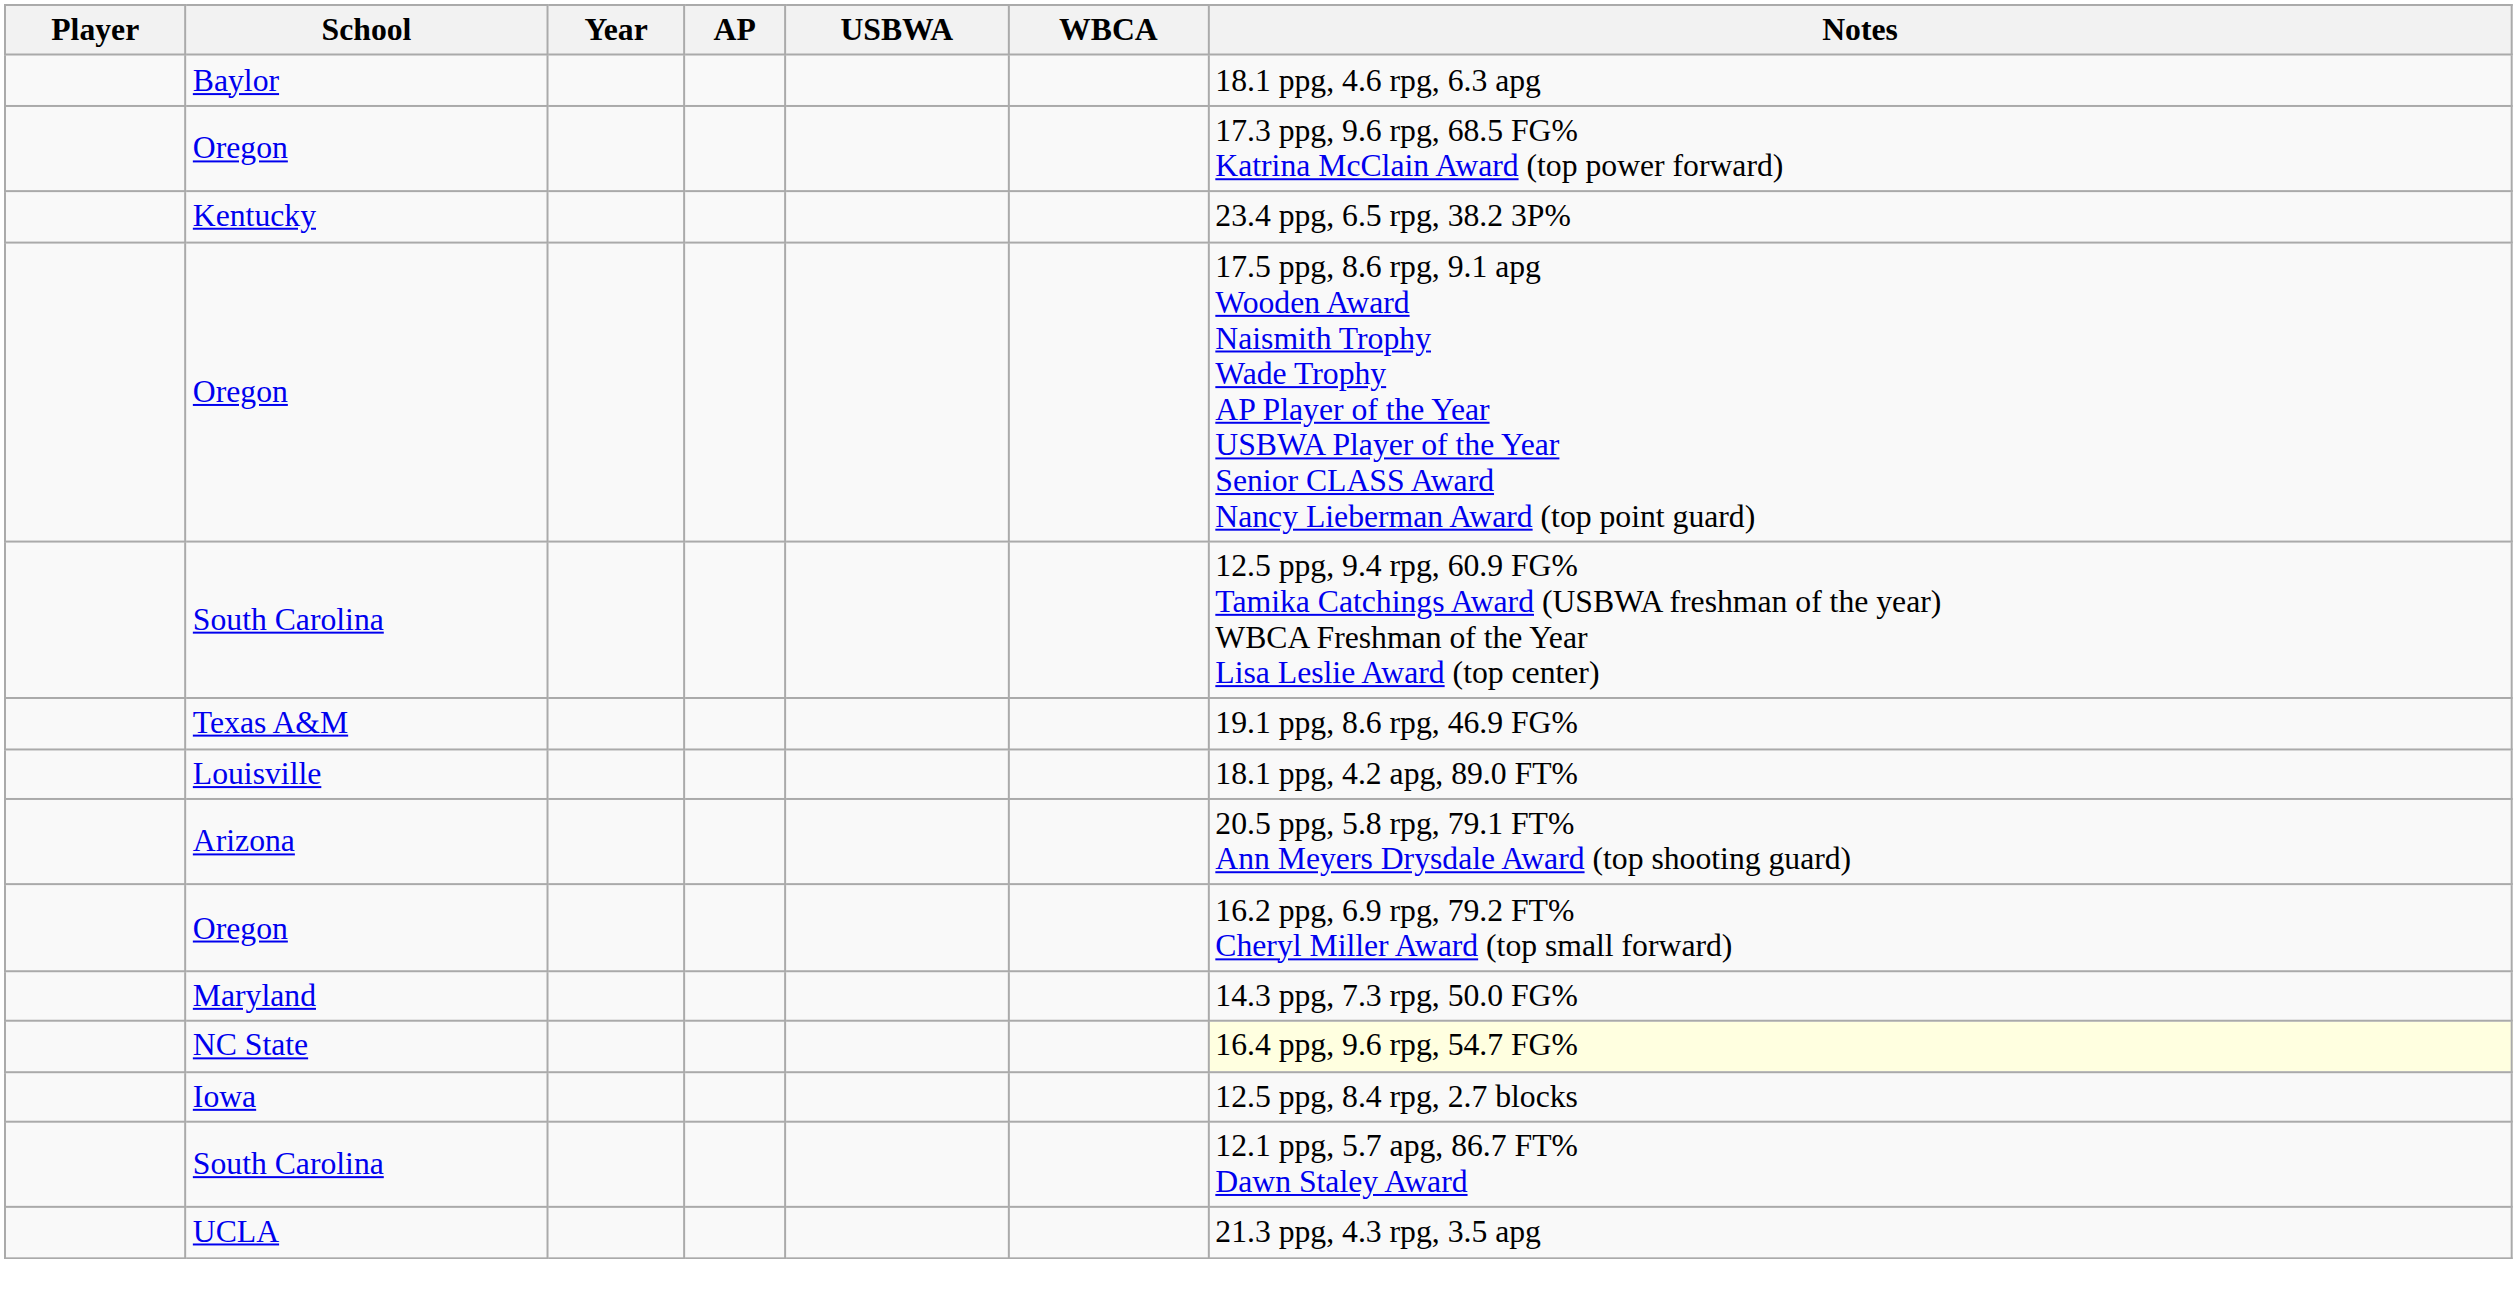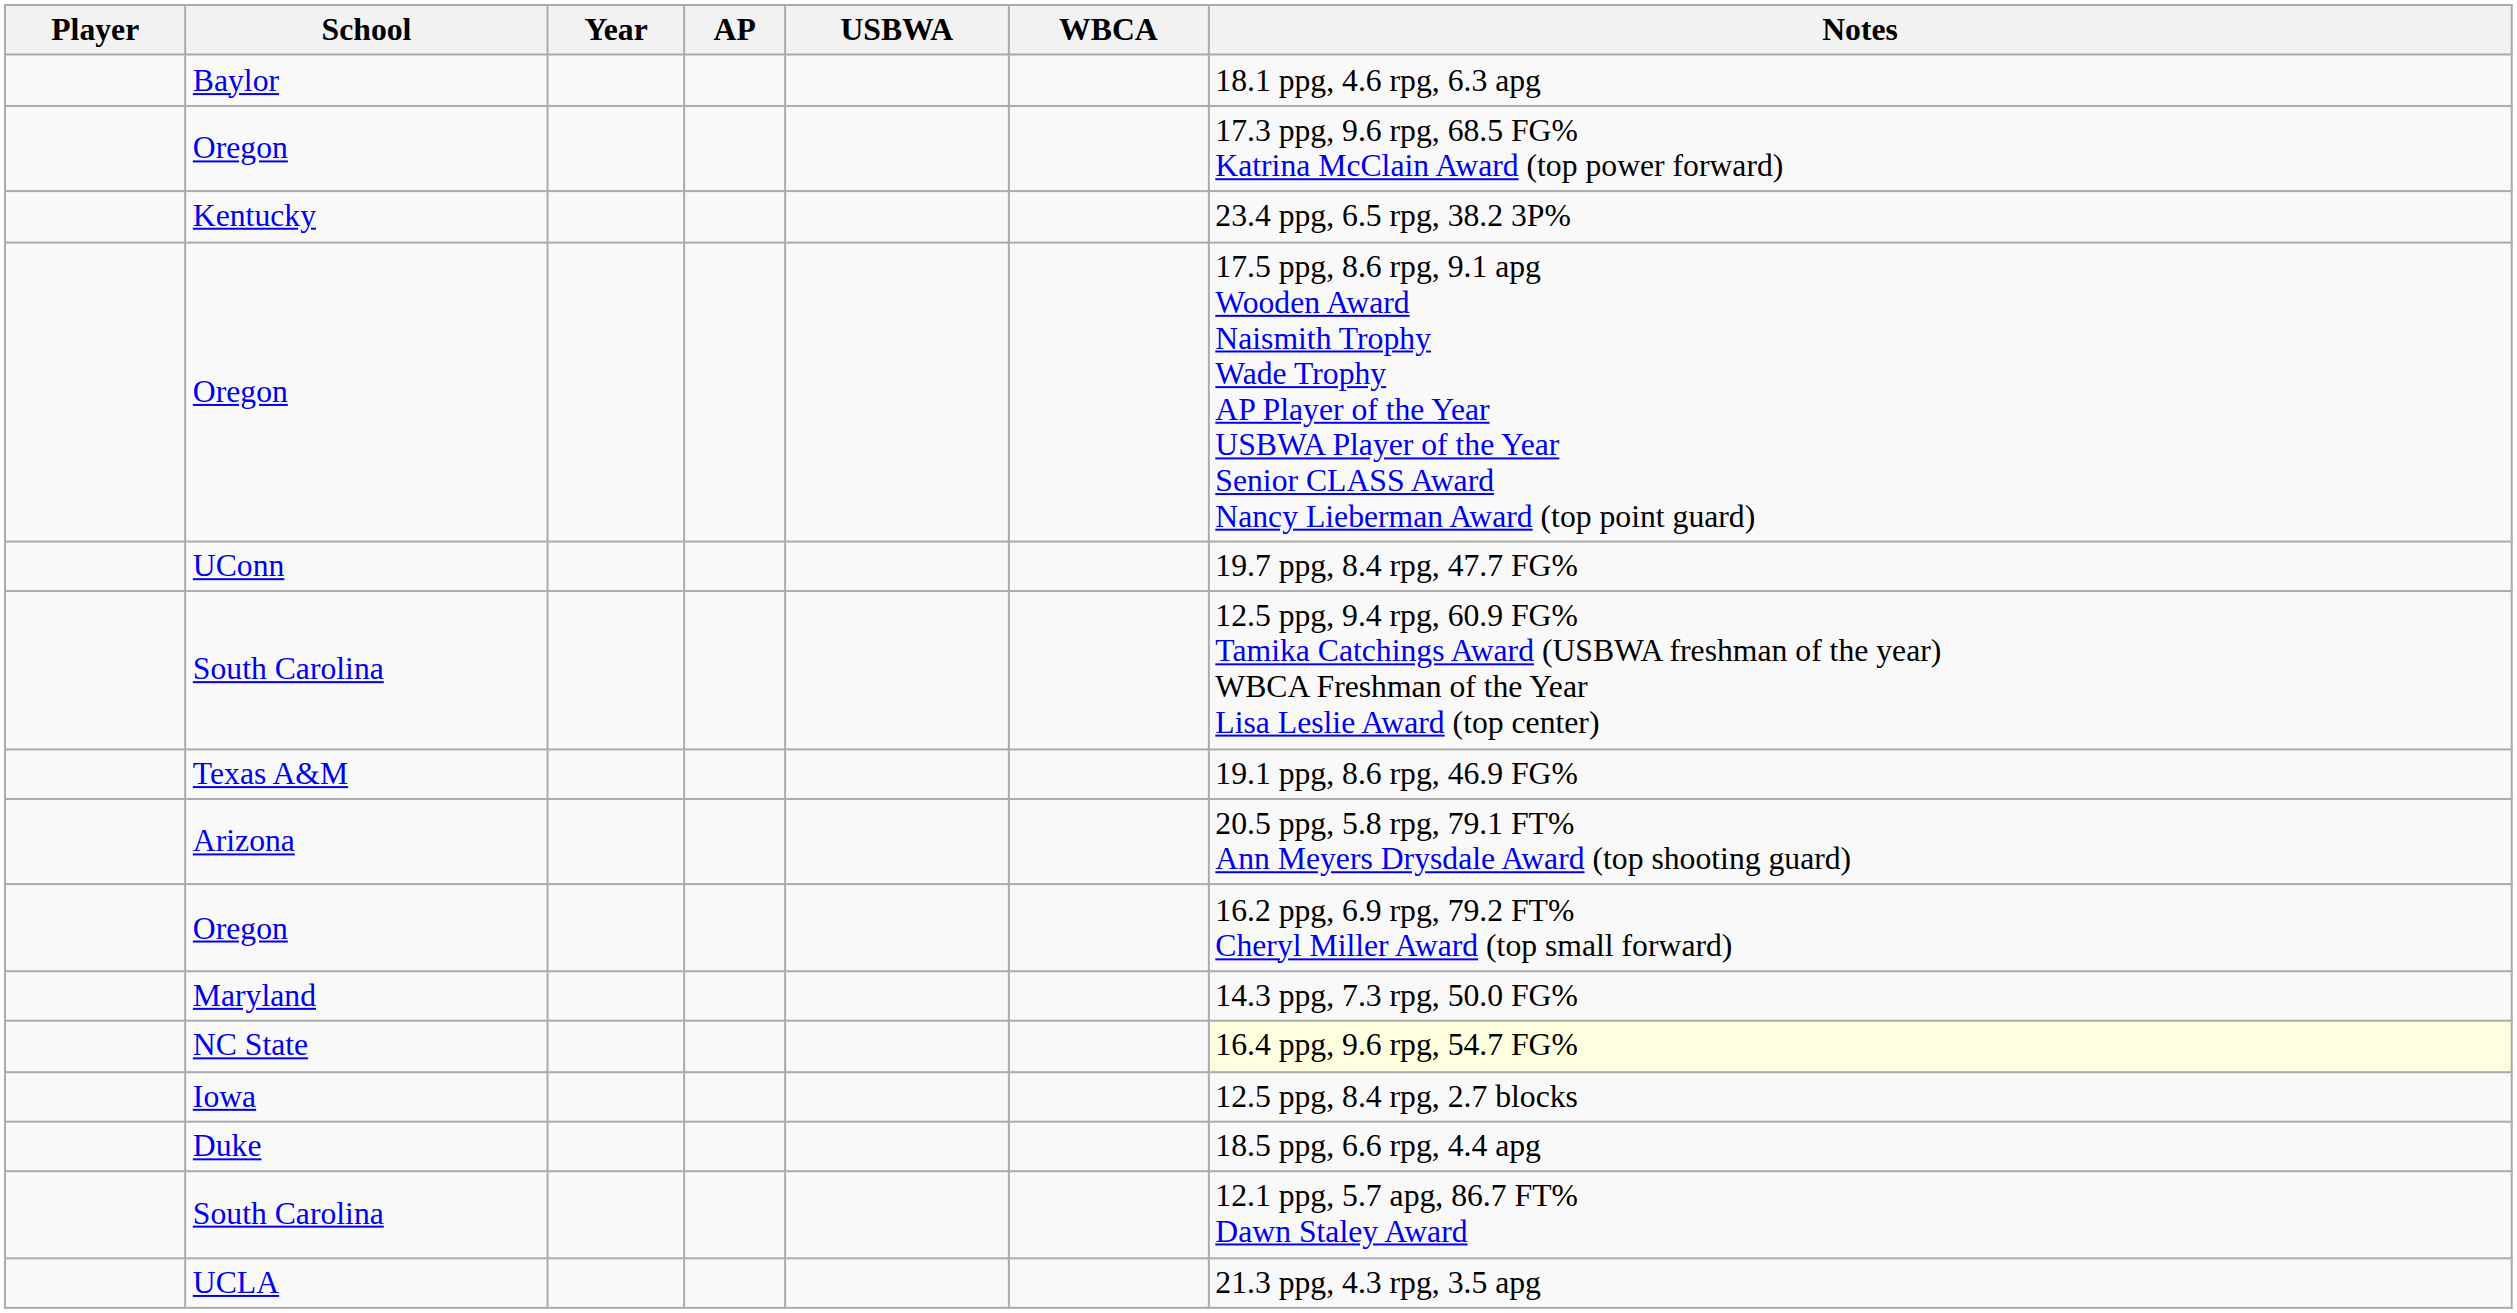+ row: (95, 566)
- row: (95, 774)
+ row: (95, 1147)
